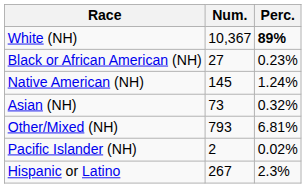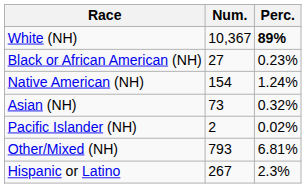(220, 82) 145 -> (220, 82) 154
rows swapped: (72, 149) <-> (63, 127)
